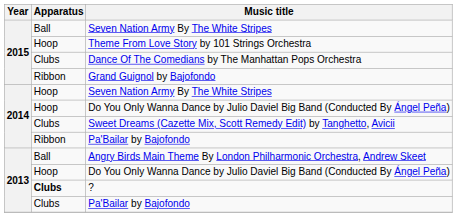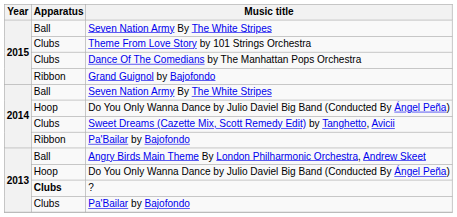(46, 44) Hoop -> (47, 44) Clubs
(46, 92) Hoop -> (42, 92) Ball
